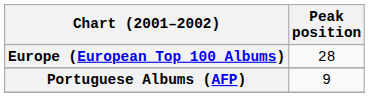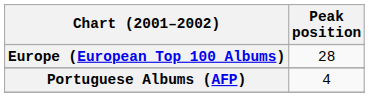(327, 80) 9 -> (327, 80) 4
